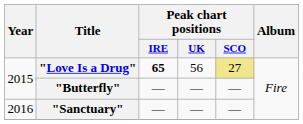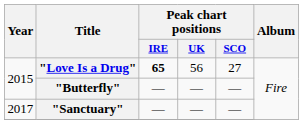(235, 68) khaki background -> (235, 68) no background
(20, 109) 2016 -> (20, 109) 2017
